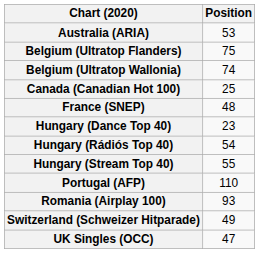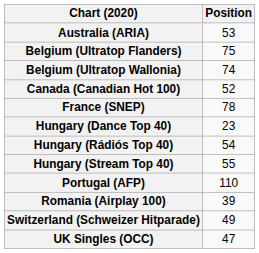(229, 88) 25 -> (229, 88) 52
(229, 107) 48 -> (229, 107) 78
(229, 201) 93 -> (229, 201) 39
